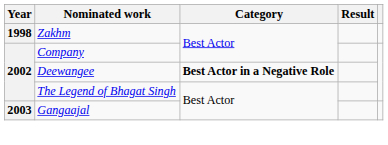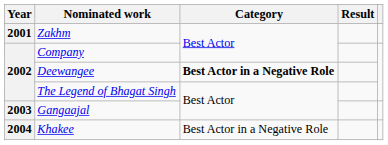(19, 33) 1998 -> (19, 33) 2001
+ row: (56, 129)
